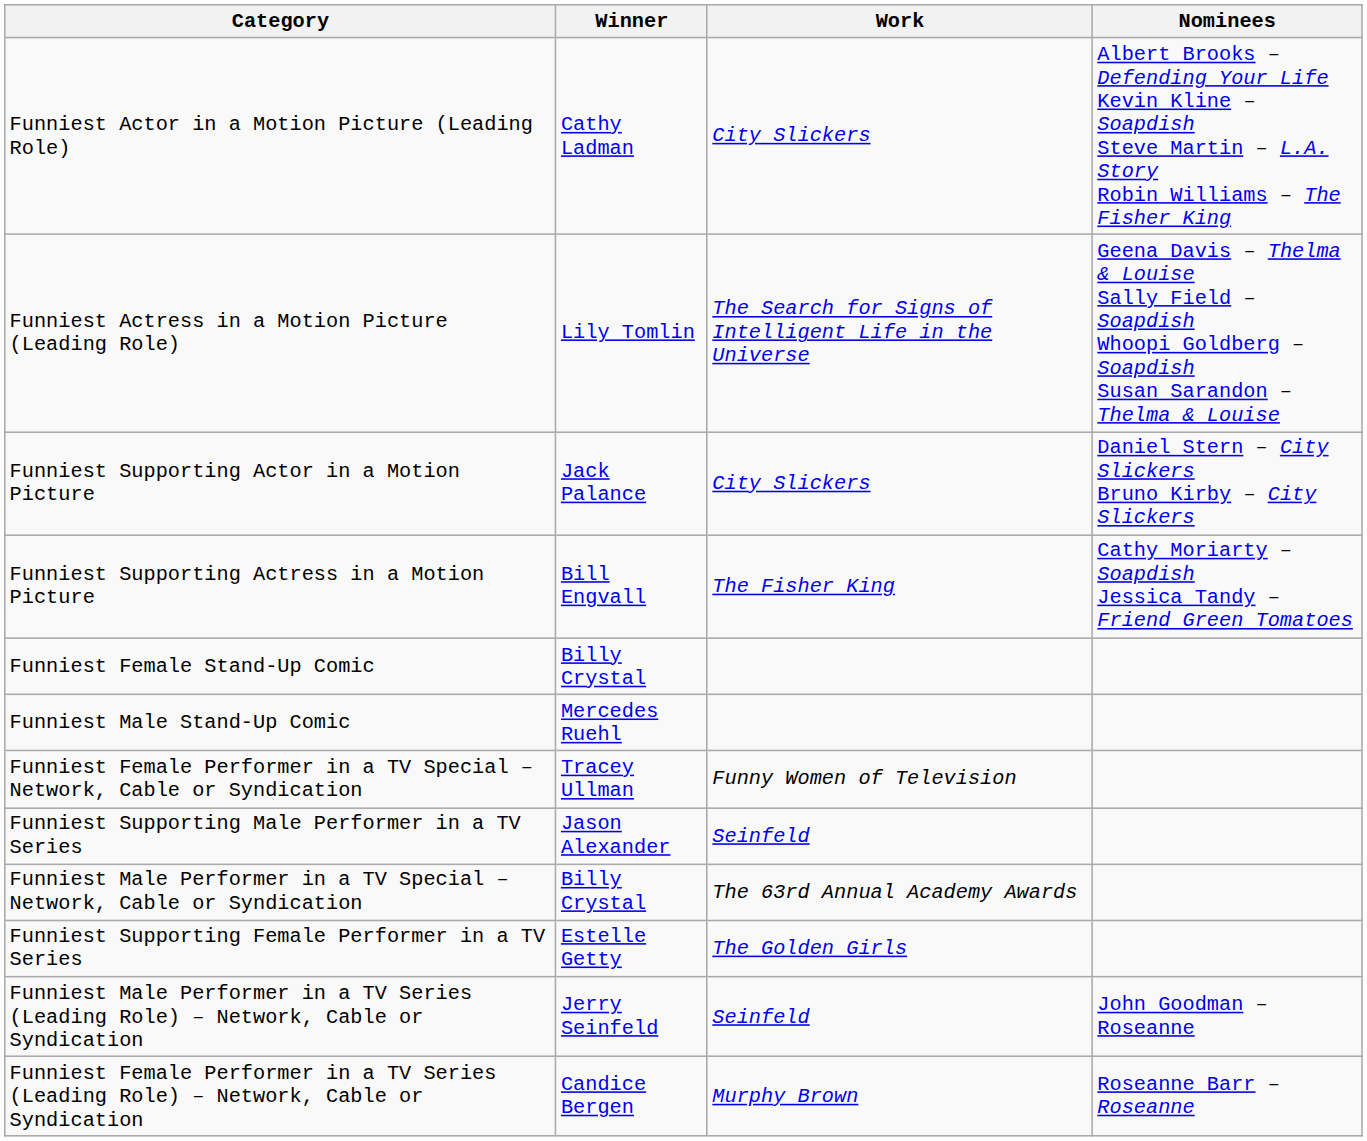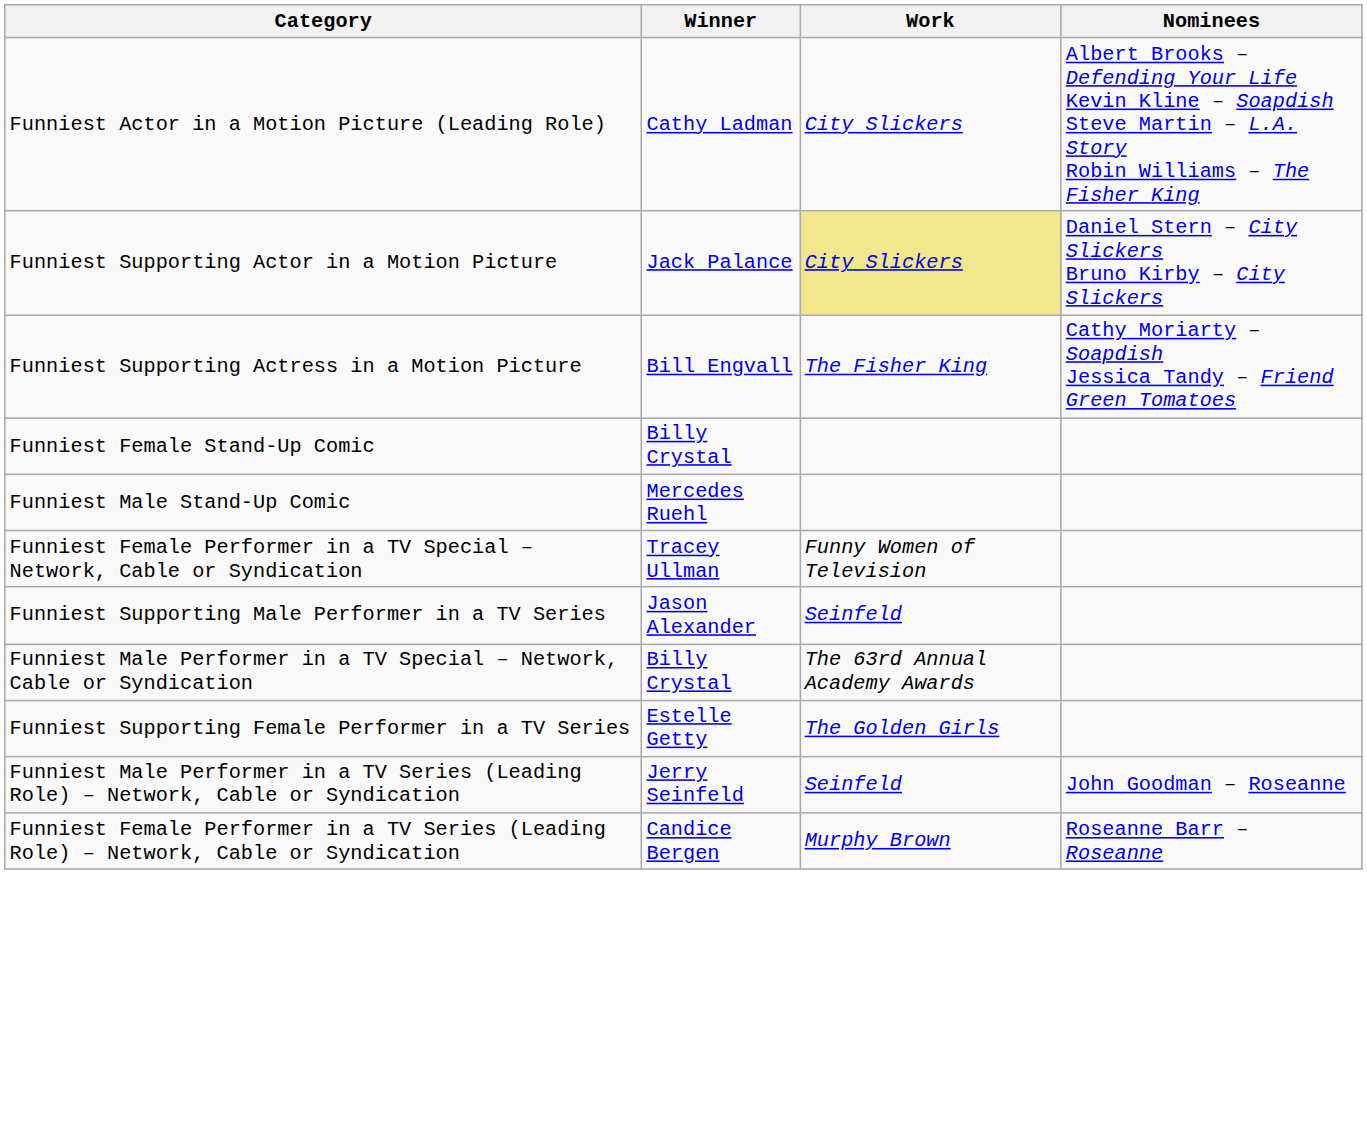- row: (229, 333)
(791, 483) no background -> (884, 263) khaki background
